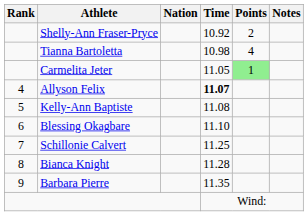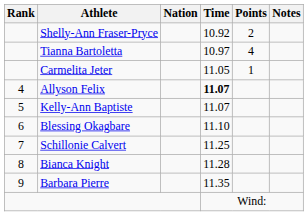(216, 51) 10.98 -> (216, 51) 10.97
(251, 70) lightgreen background -> (251, 70) no background
(216, 107) 11.08 -> (216, 107) 11.07
